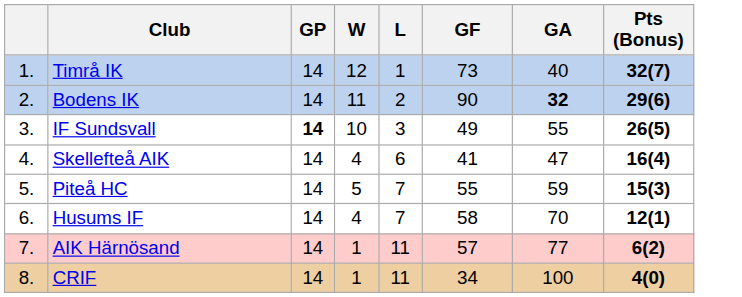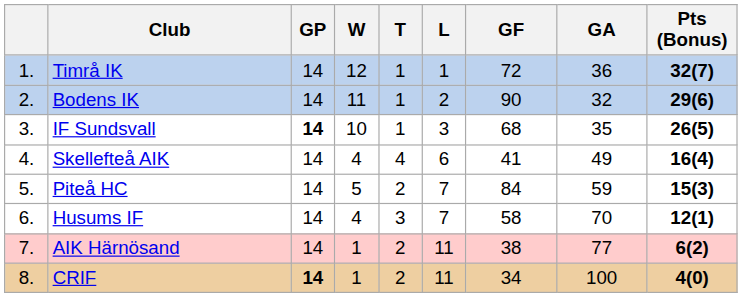+ column: (400, 29)
(467, 70) 73 -> (511, 70) 72
(558, 70) 40 -> (602, 70) 36
(558, 99) bold -> (602, 99) normal
(467, 129) 49 -> (511, 129) 68
(558, 129) 55 -> (602, 129) 35
(558, 159) 47 -> (602, 159) 49
(467, 188) 55 -> (511, 188) 84
(467, 248) 57 -> (511, 248) 38
(313, 277) normal -> (313, 277) bold
